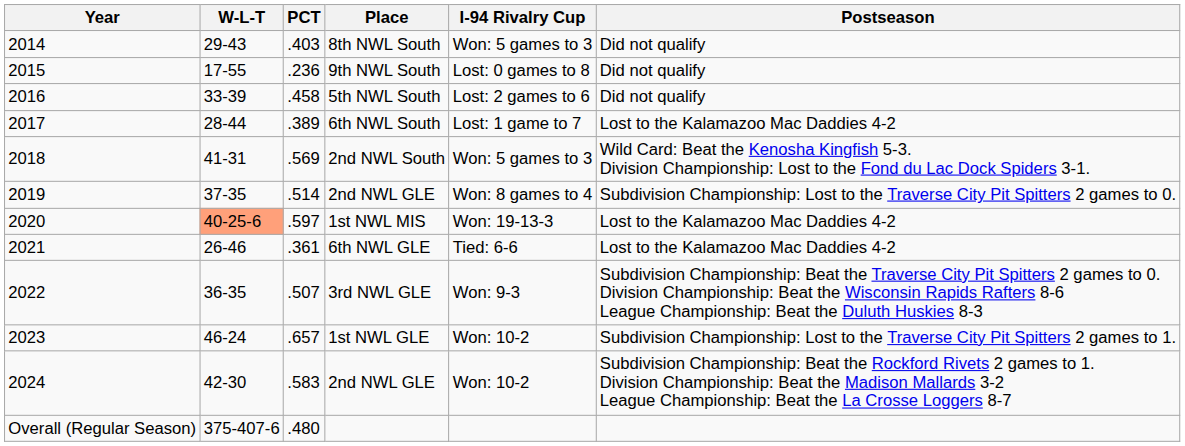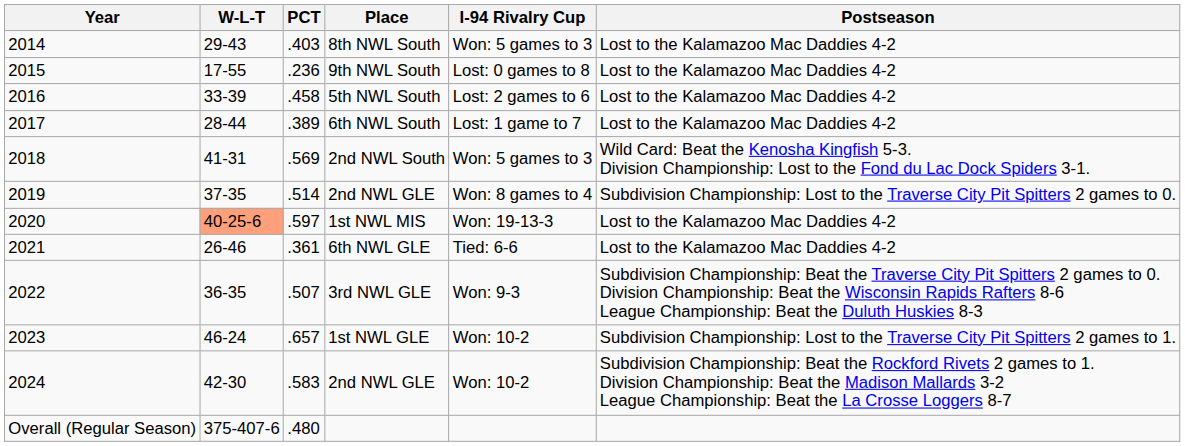(653, 44) Did not qualify -> (748, 44) Lost to the Kalamazoo Mac Daddies 4-2
(653, 70) Did not qualify -> (748, 70) Lost to the Kalamazoo Mac Daddies 4-2
(653, 96) Did not qualify -> (748, 96) Lost to the Kalamazoo Mac Daddies 4-2
